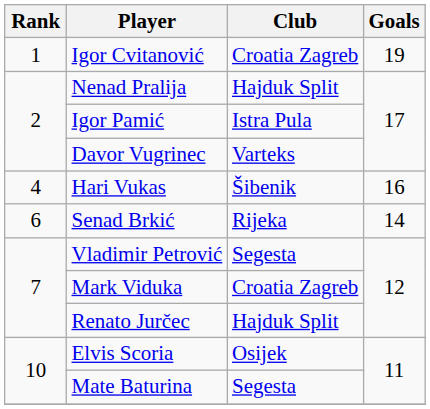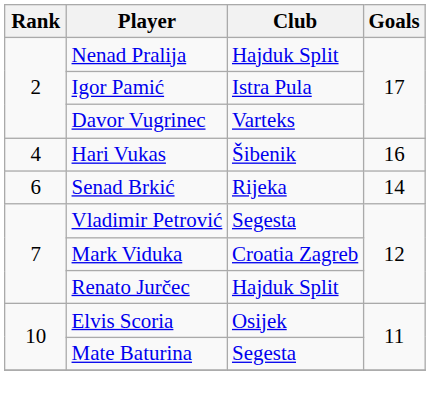- row: (138, 54)
